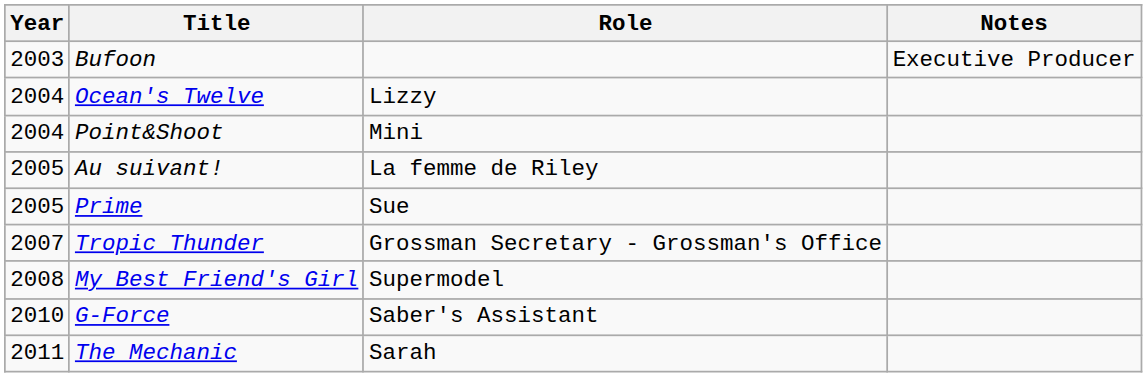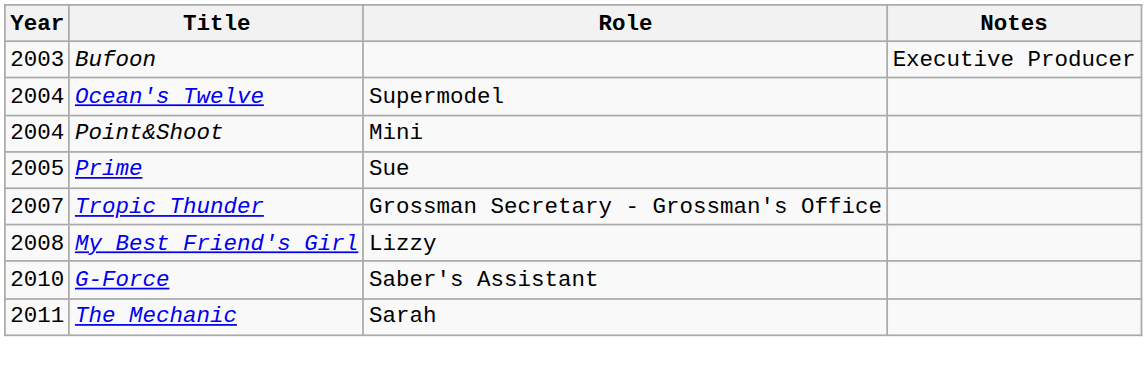(403, 97) Lizzy -> (437, 97) Supermodel
- row: (149, 170)
(437, 280) Supermodel -> (403, 243) Lizzy
